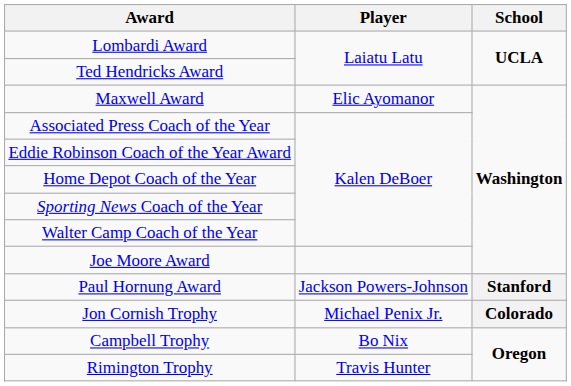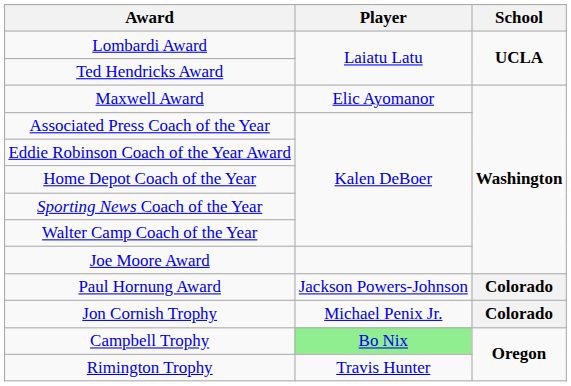(519, 286) Stanford -> (519, 286) Colorado
(383, 340) no background -> (383, 340) lightgreen background
